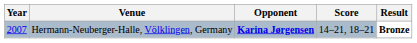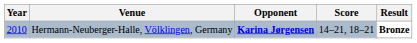(17, 29) 2007 -> (17, 29) 2010
